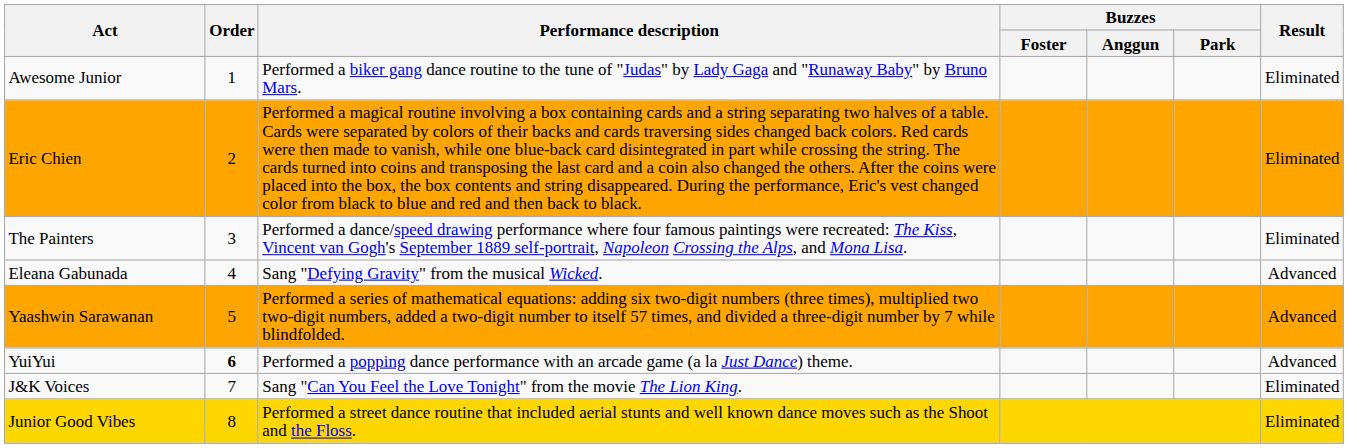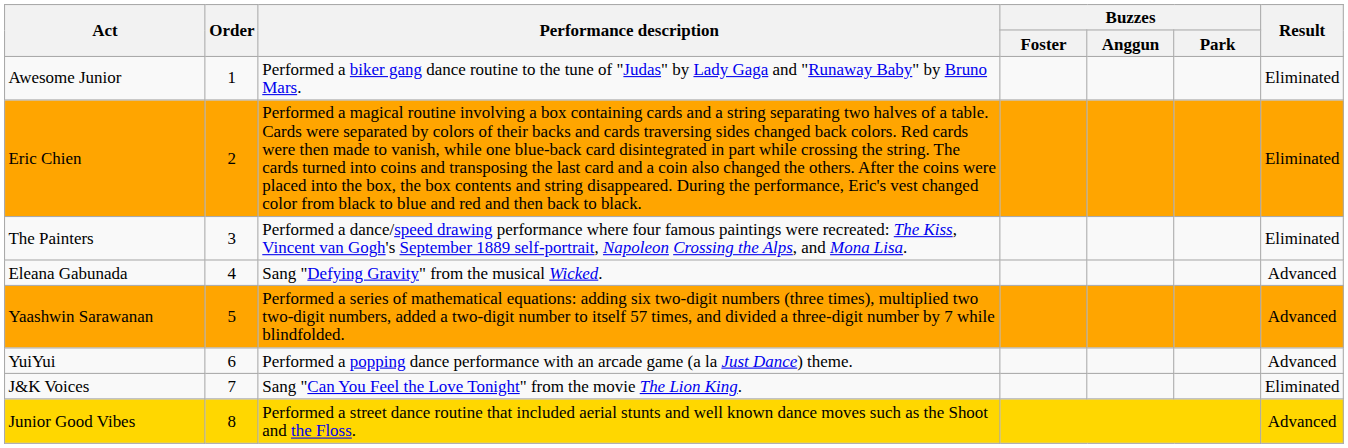(232, 360) bold -> (232, 360) normal
(1302, 421) Eliminated -> (1302, 421) Advanced
